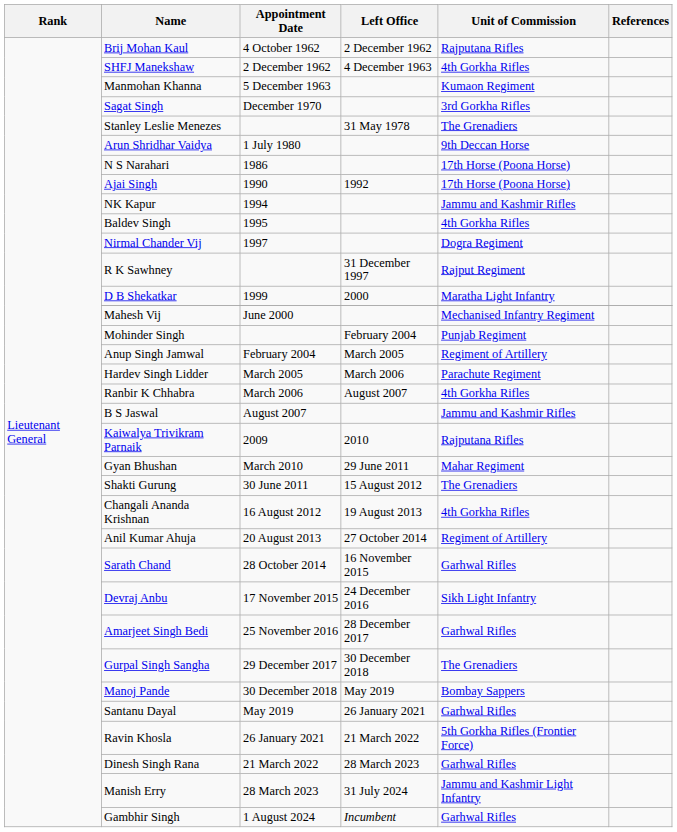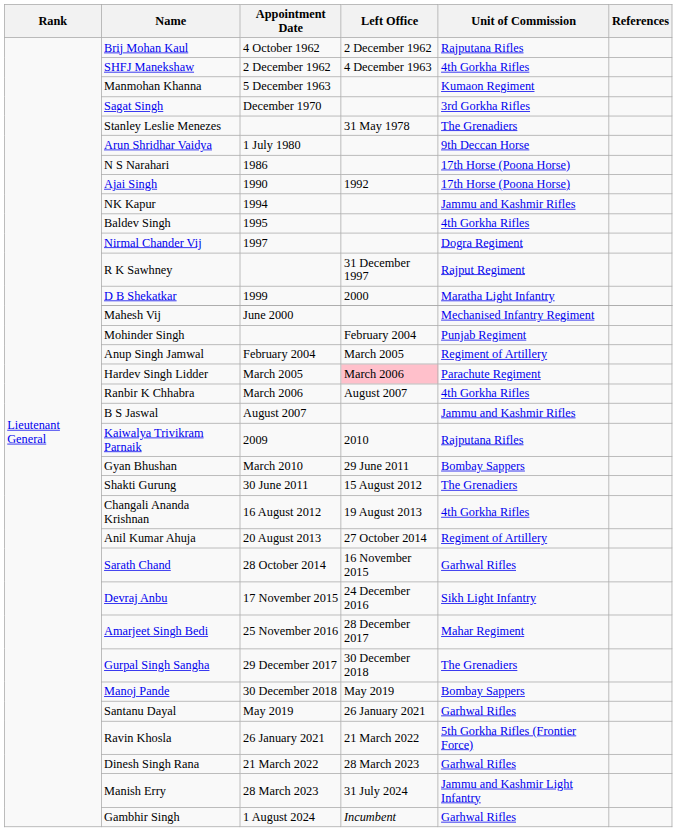(374, 374) no background -> (374, 374) pink background
(483, 466) Mahar Regiment -> (483, 466) Bombay Sappers
(479, 631) Garhwal Rifles -> (483, 631) Mahar Regiment
